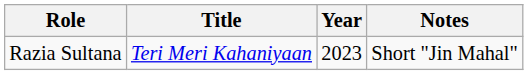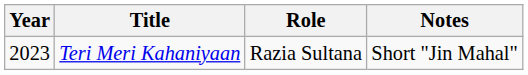columns swapped: (342, 20) <-> (65, 20)
